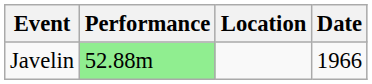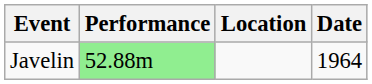(339, 60) 1966 -> (339, 60) 1964
